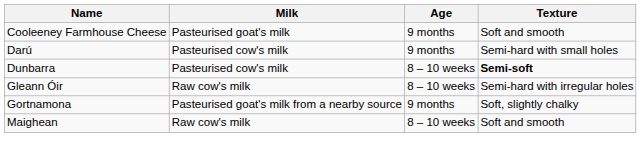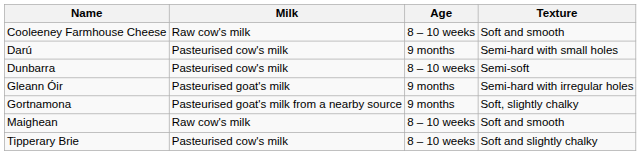(231, 31) Pasteurised goat's milk -> (211, 31) Raw cow's milk
(431, 31) 9 months -> (441, 31) 8 – 10 weeks
(507, 68) bold -> (505, 68) normal
(211, 86) Raw cow's milk -> (231, 86) Pasteurised goat's milk
(441, 86) 8 – 10 weeks -> (431, 86) 9 months
+ row: (43, 141)
